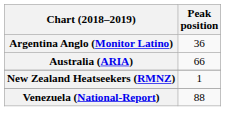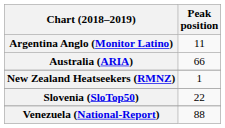(199, 43) 36 -> (199, 43) 11
+ row: (91, 97)
